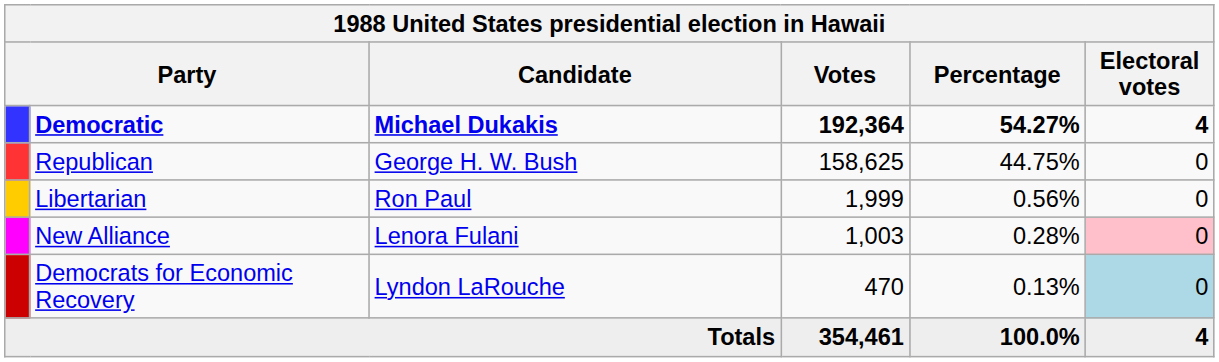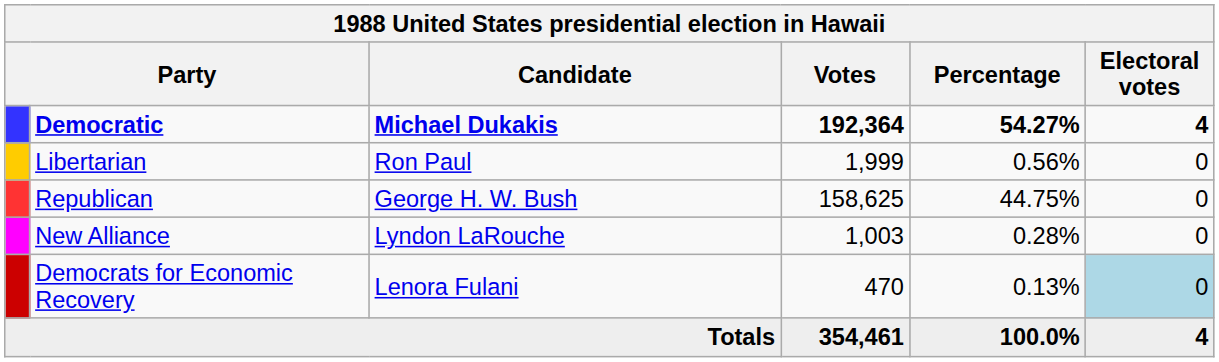rows swapped: (94, 162) <-> (91, 199)
(447, 236) Lenora Fulani -> (470, 236) Lyndon LaRouche
(1202, 236) pink background -> (1202, 236) no background
(470, 287) Lyndon LaRouche -> (447, 287) Lenora Fulani
